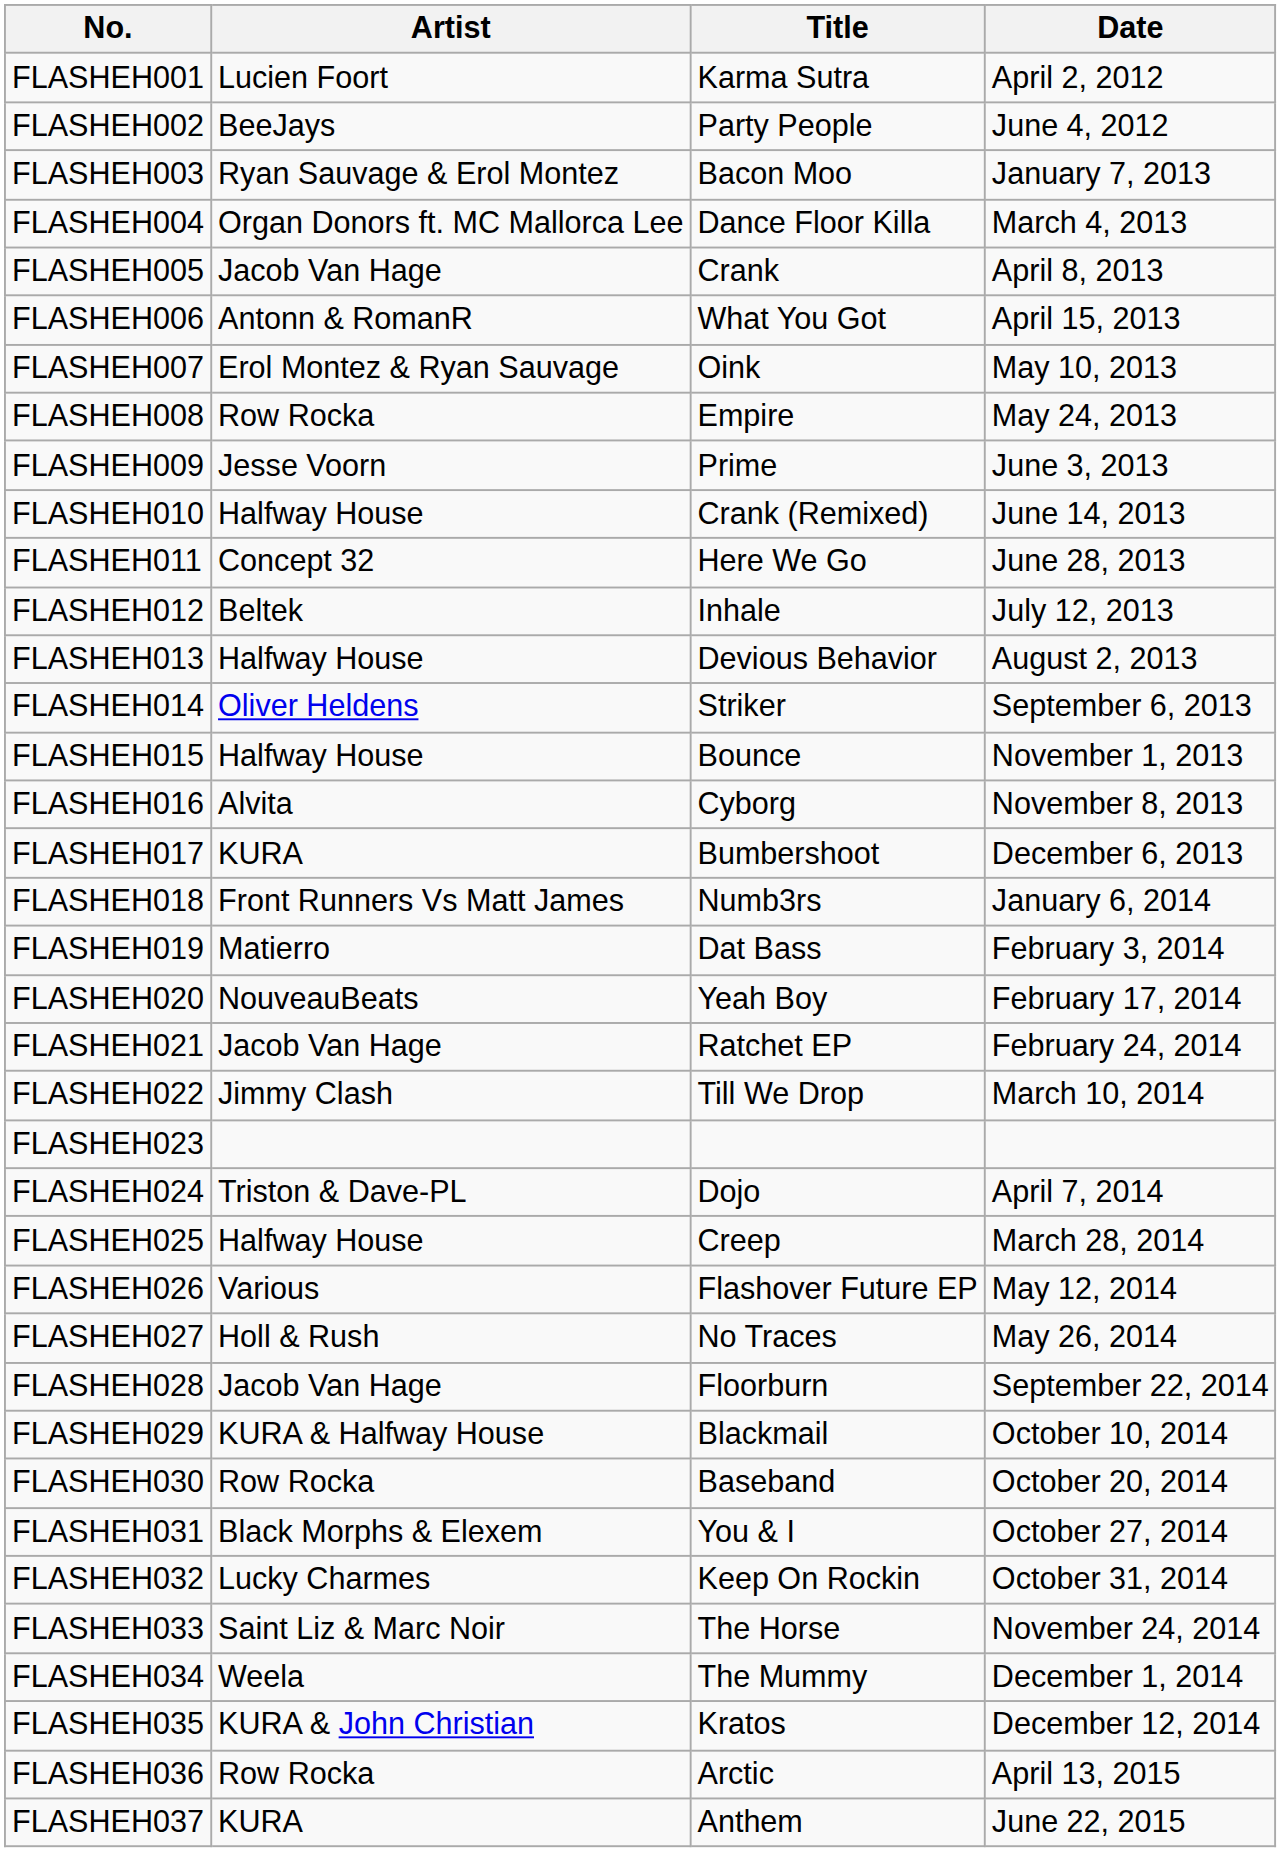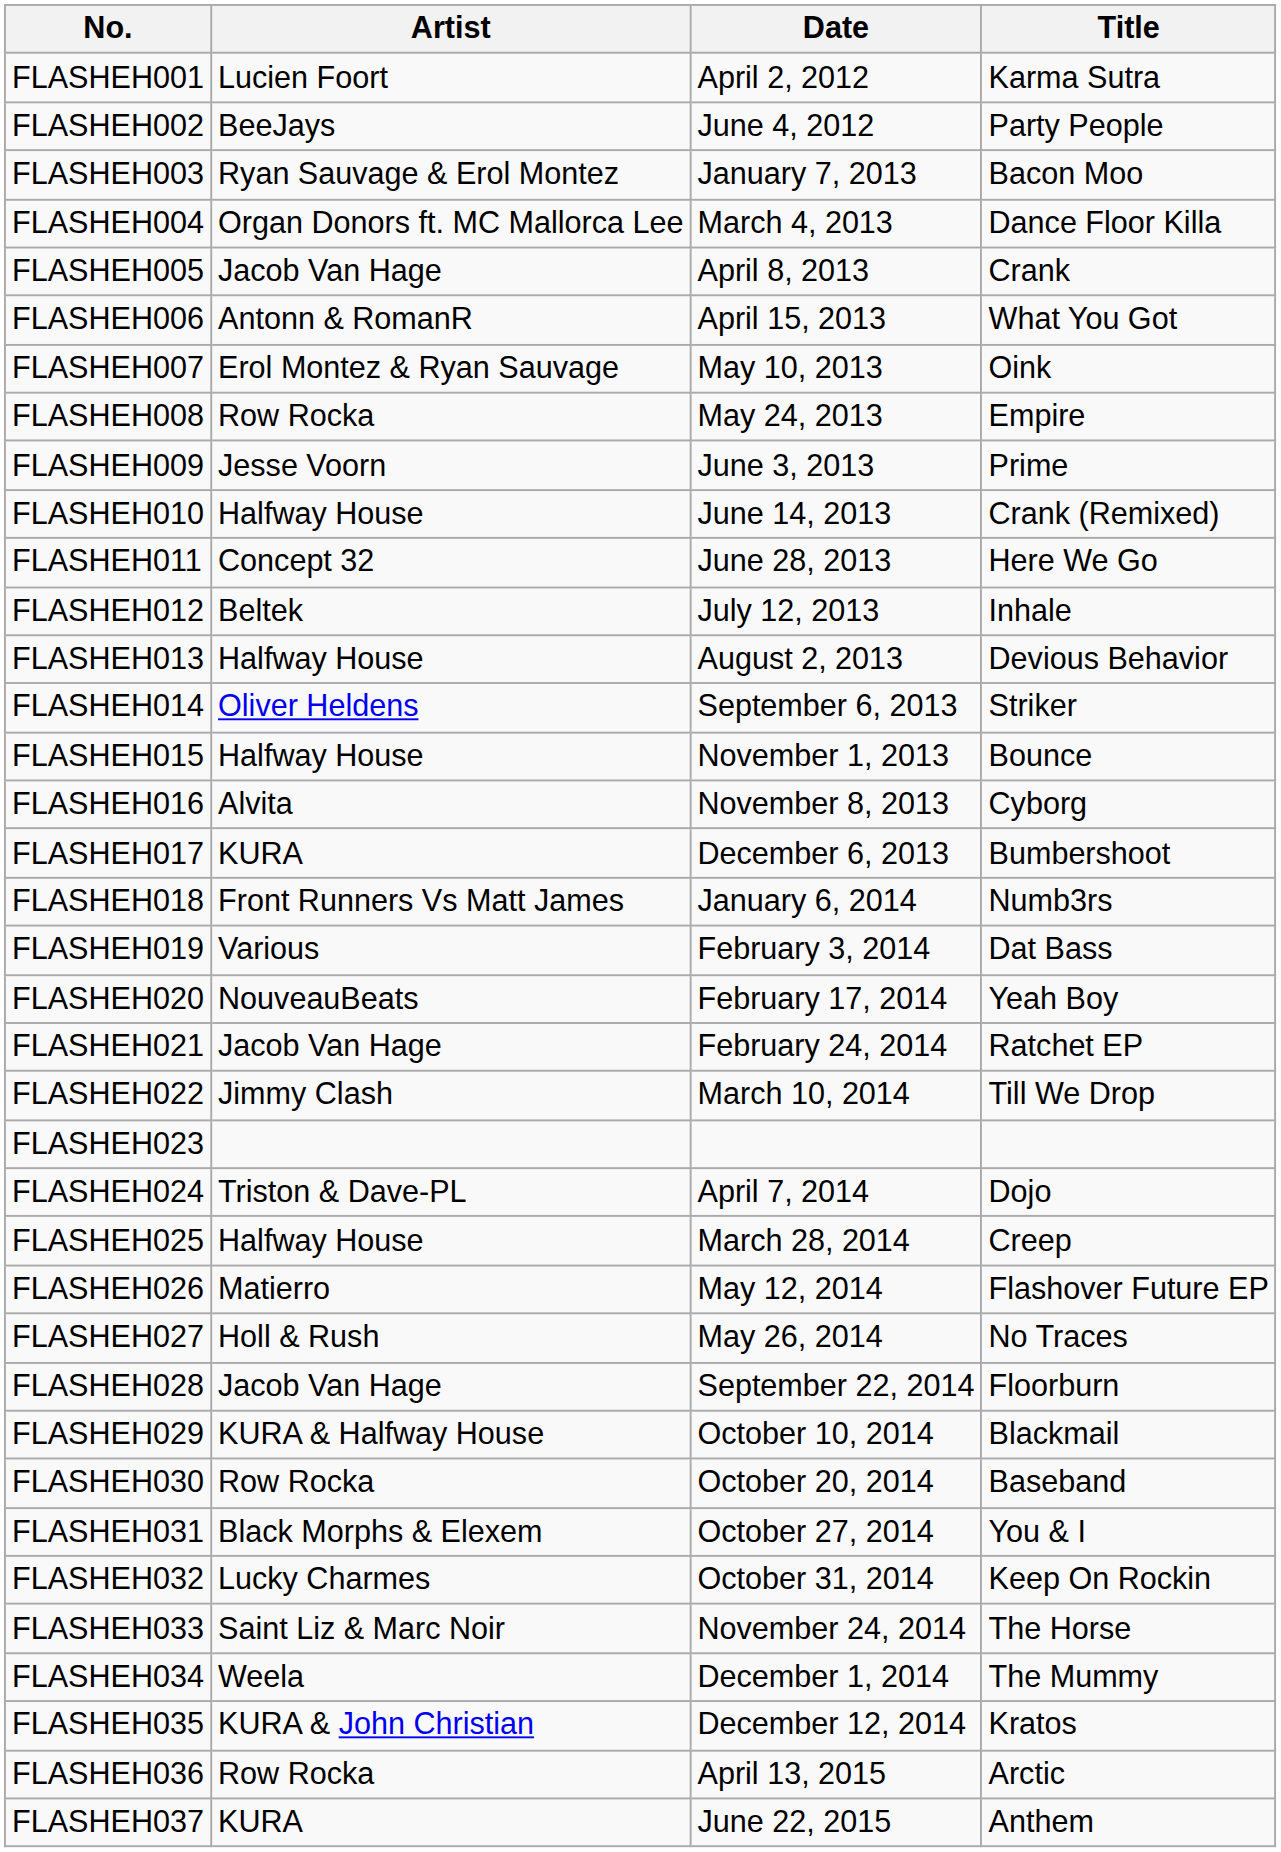columns swapped: (838, 28) <-> (1130, 28)
(274, 949) Matierro -> (269, 949) Various
(269, 1288) Various -> (274, 1288) Matierro
